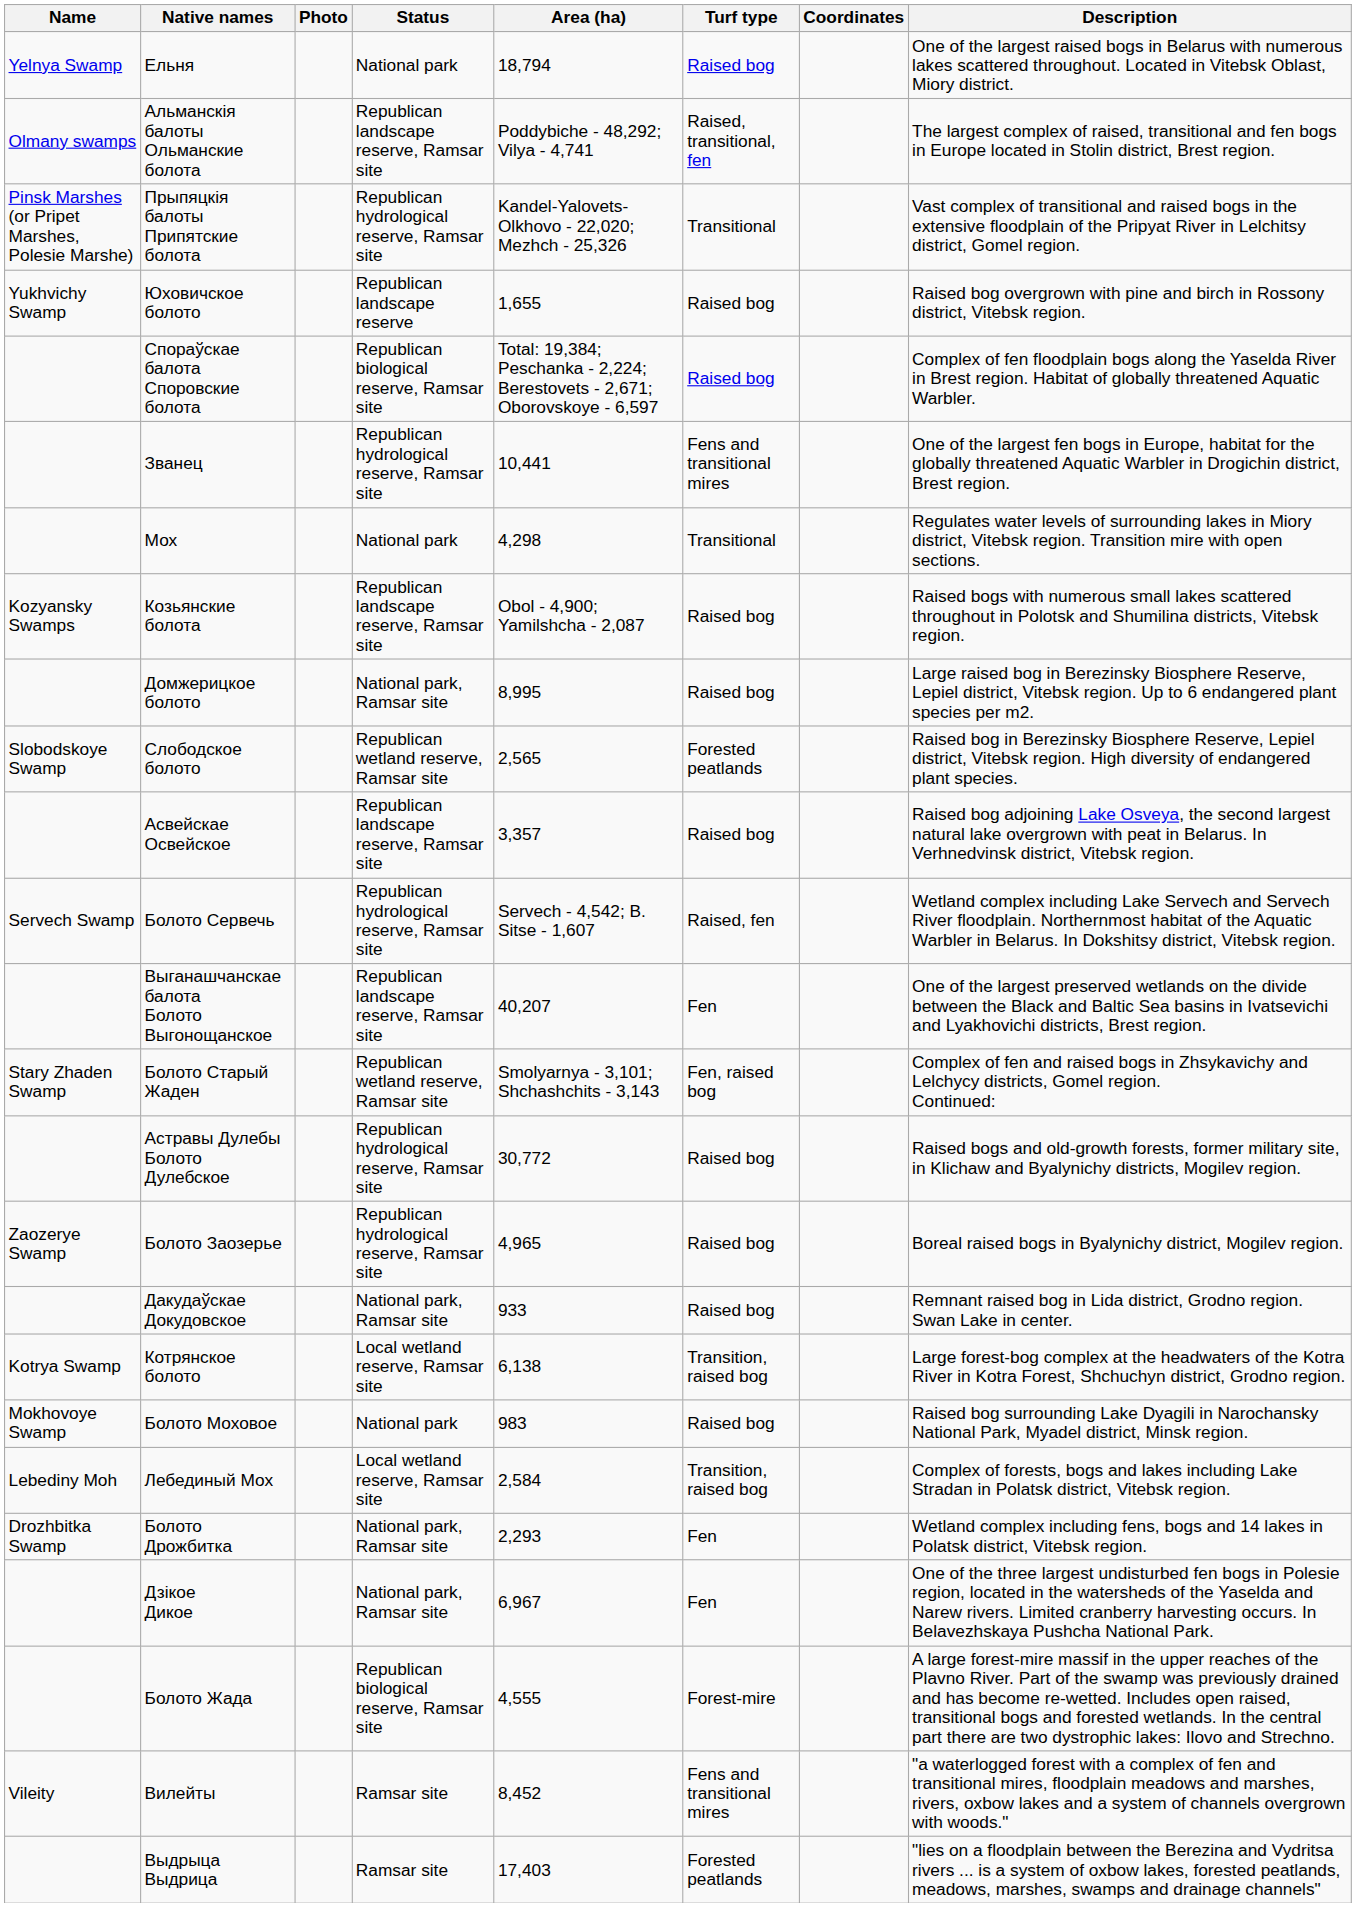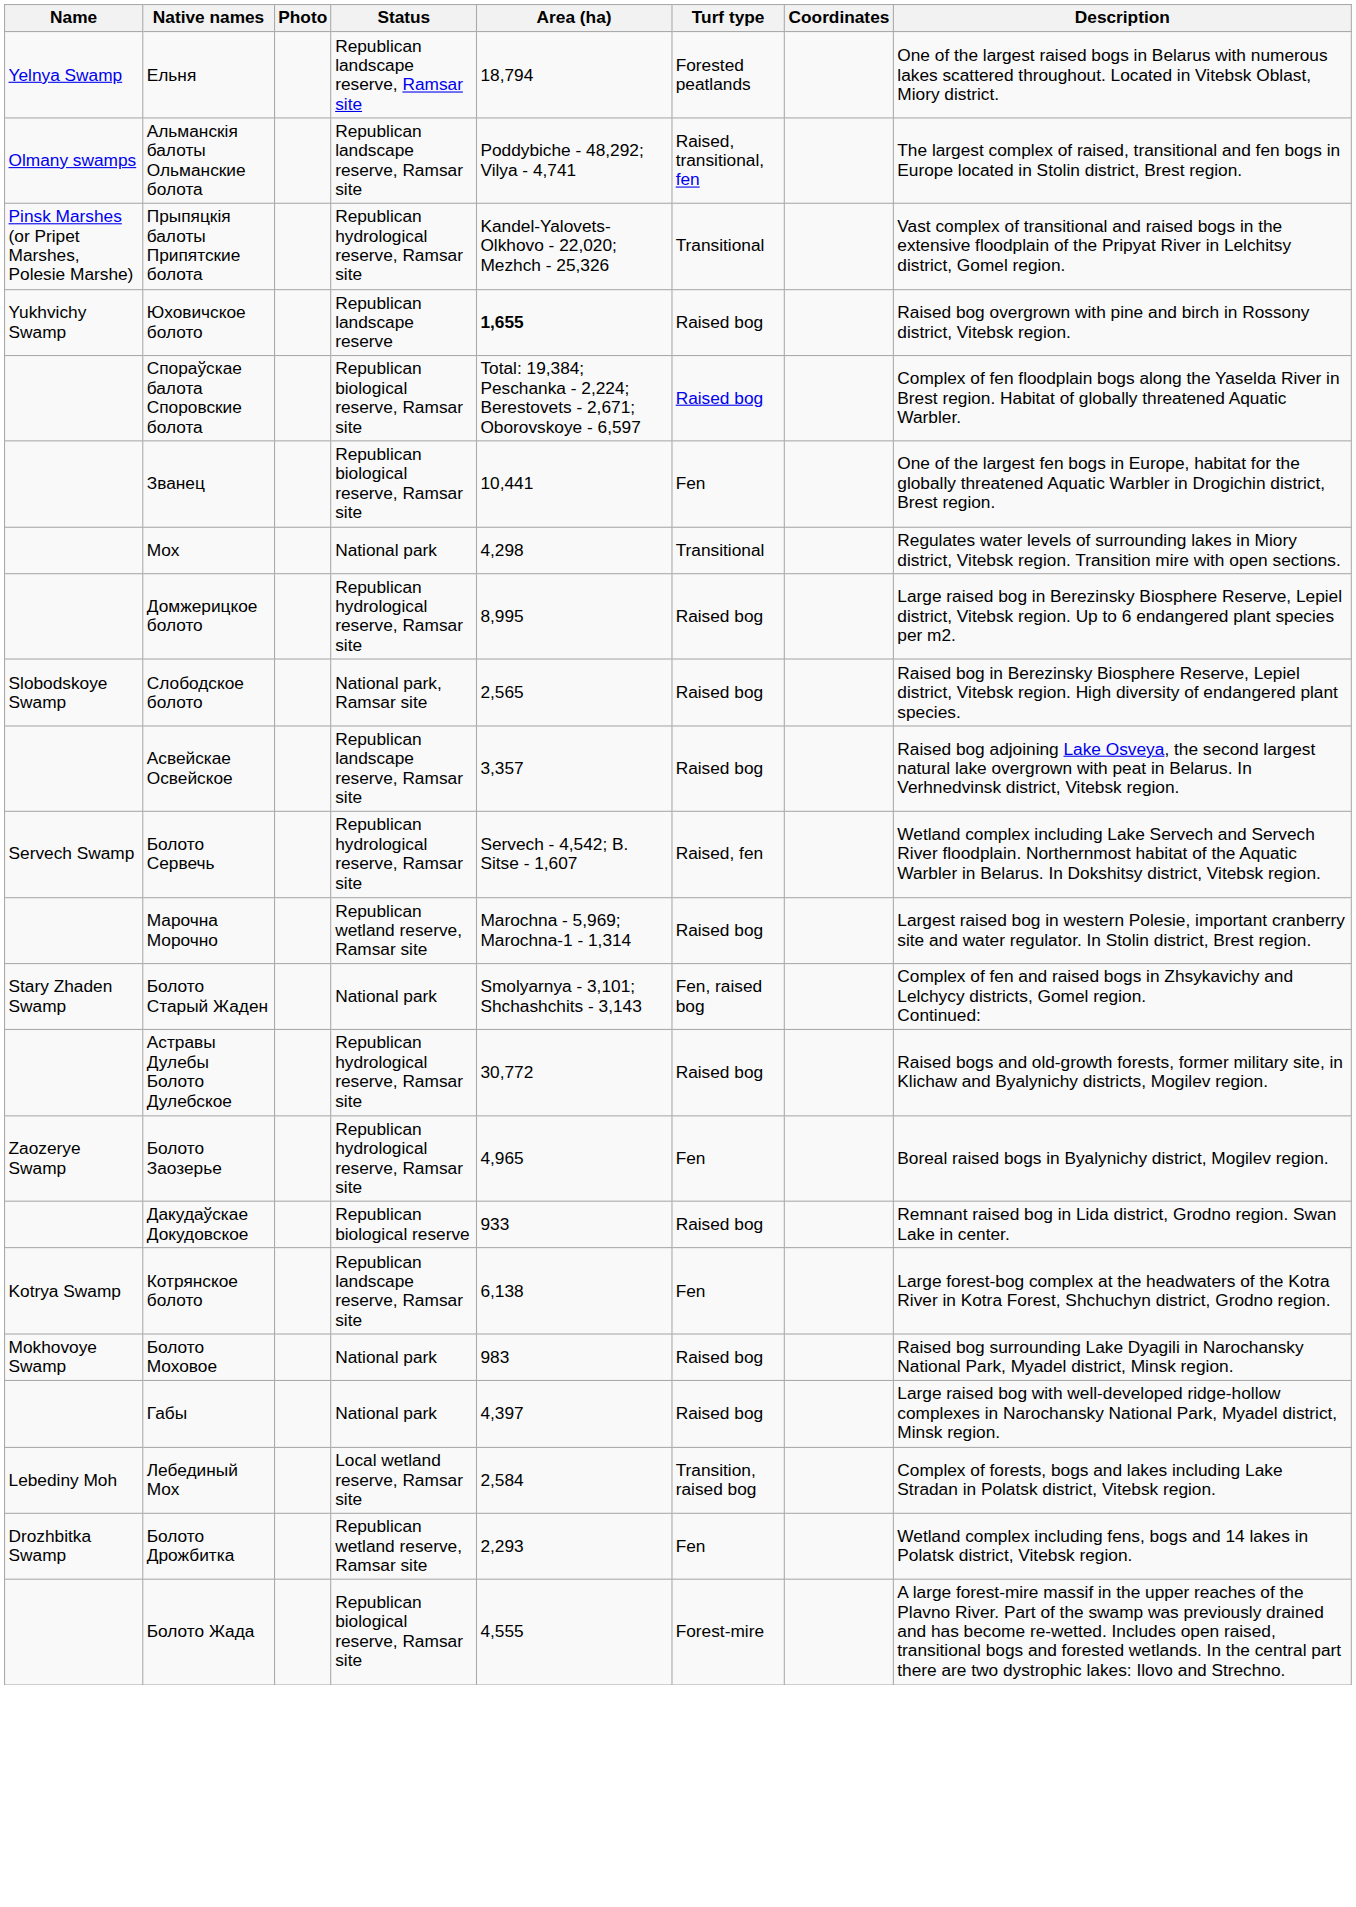(407, 65) National park -> (399, 74) Republican landscape reserve, Ramsar site
(731, 65) Raised bog -> (713, 74) Forested peatlands
(520, 302) normal -> (502, 322) bold
(420, 464) Republican hydrological reserve, Ramsar site -> (399, 483) Republican biological reserve, Ramsar site
(729, 464) Fens and transitional mires -> (691, 483) Fen
- row: (190, 616)
(409, 692) National park, Ramsar site -> (399, 616) Republican hydrological reserve, Ramsar site
(419, 758) Republican wetland reserve, Ramsar site -> (388, 692) National park, Ramsar site
(725, 758) Forested peatlands -> (719, 692) Raised bog
- row: (213, 1006)
+ row: (182, 930)
(419, 1082) Republican wetland reserve, Ramsar site -> (386, 996) National park
(731, 1244) Raised bog -> (691, 1158) Fen
(409, 1310) National park, Ramsar site -> (402, 1224) Republican biological reserve
(420, 1366) Local wetland reserve, Ramsar site -> (399, 1290) Republican landscape reserve, Ramsar site
(728, 1366) Transition, raised bog -> (691, 1290) Fen
+ row: (167, 1413)
(409, 1536) National park, Ramsar site -> (399, 1546) Republican wetland reserve, Ramsar site
- row: (170, 1602)
- row: (180, 1793)
- row: (182, 1869)
